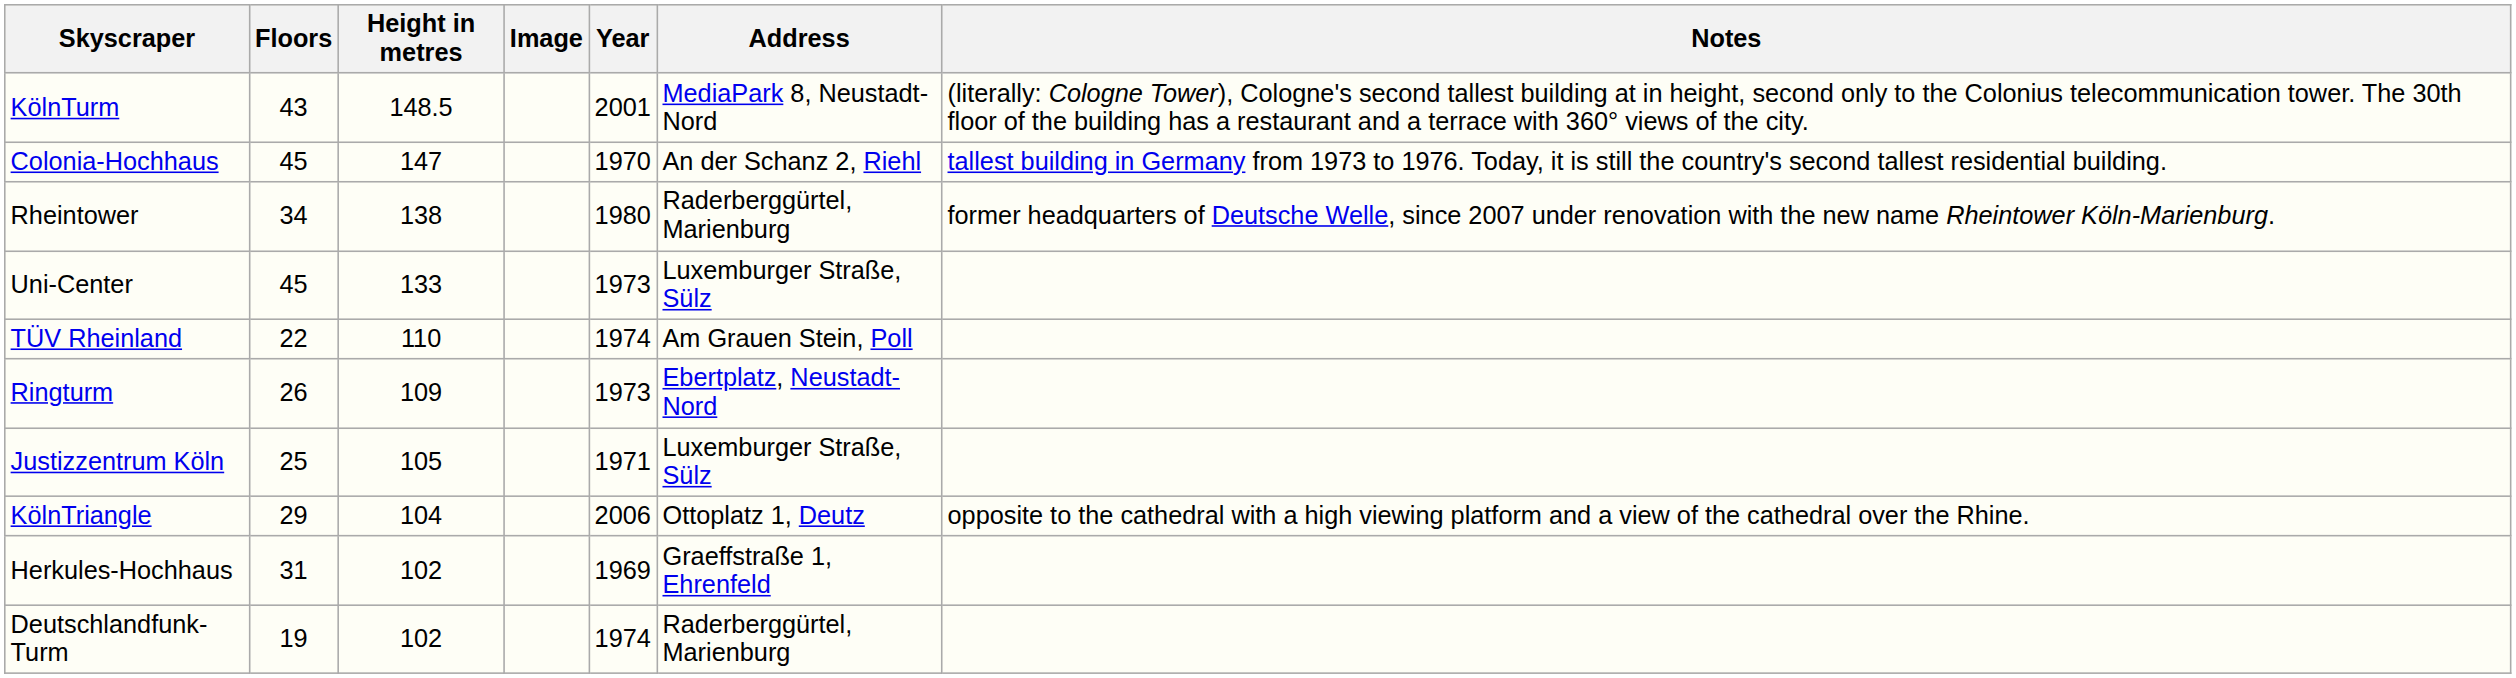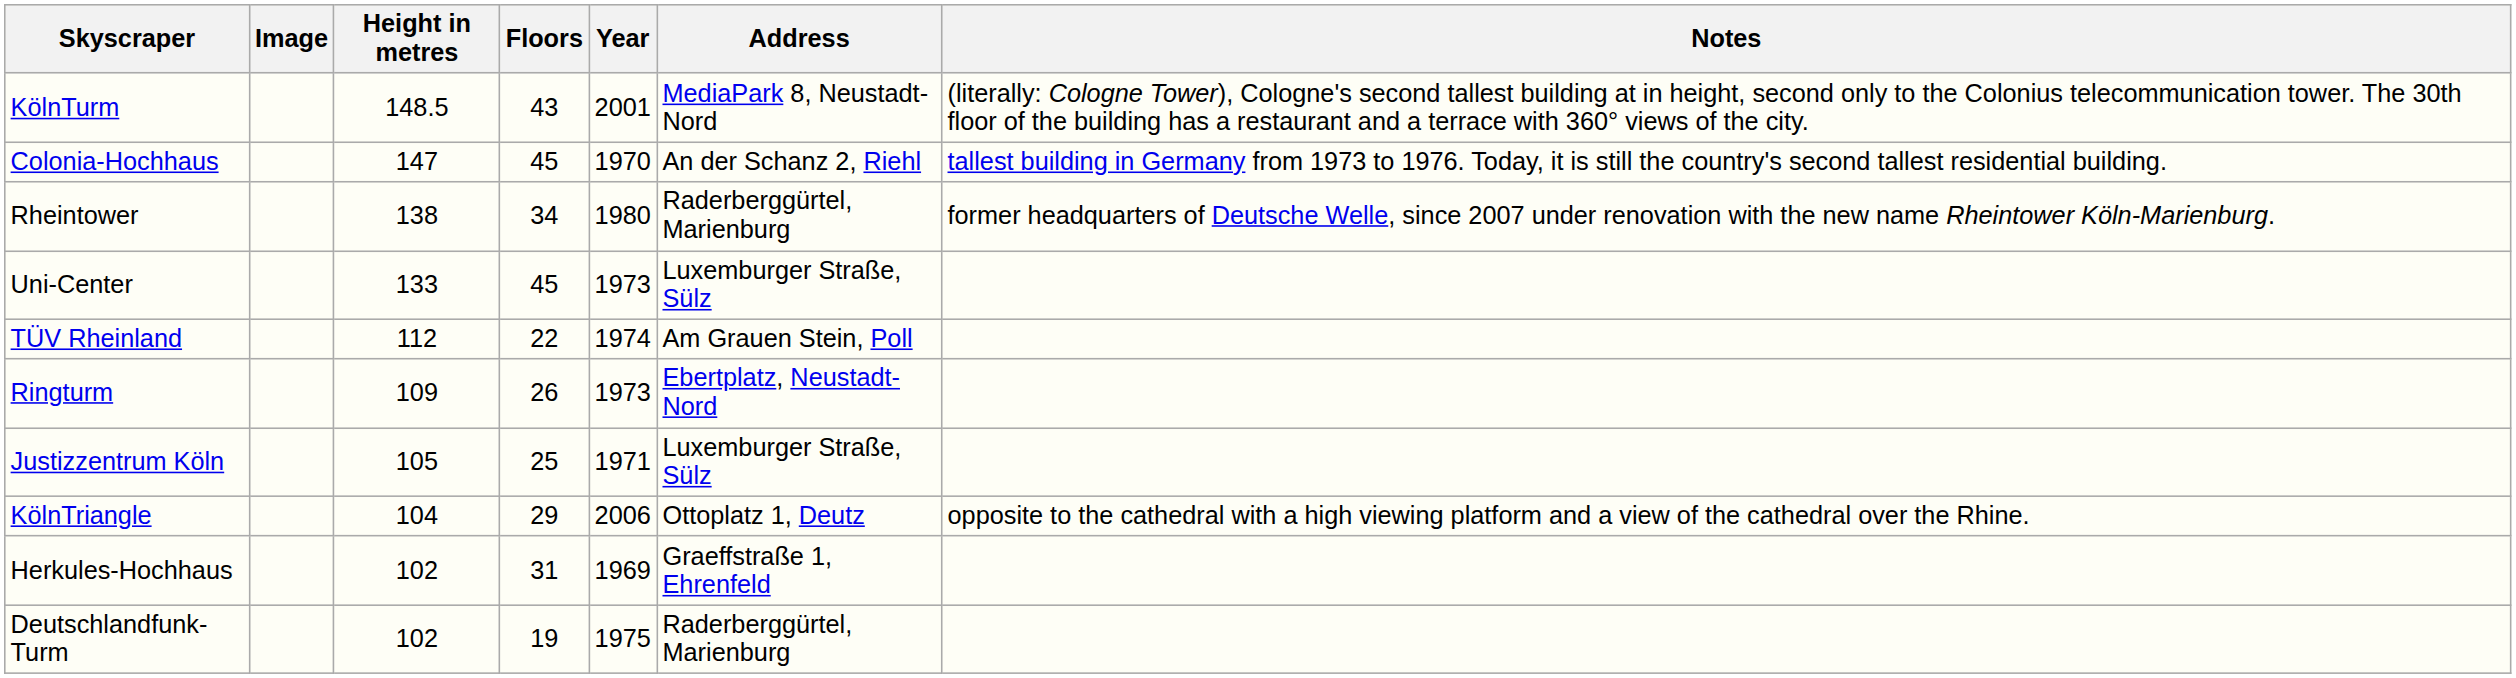columns swapped: (546, 38) <-> (294, 38)
(421, 338) 110 -> (417, 338) 112
(623, 638) 1974 -> (623, 638) 1975
